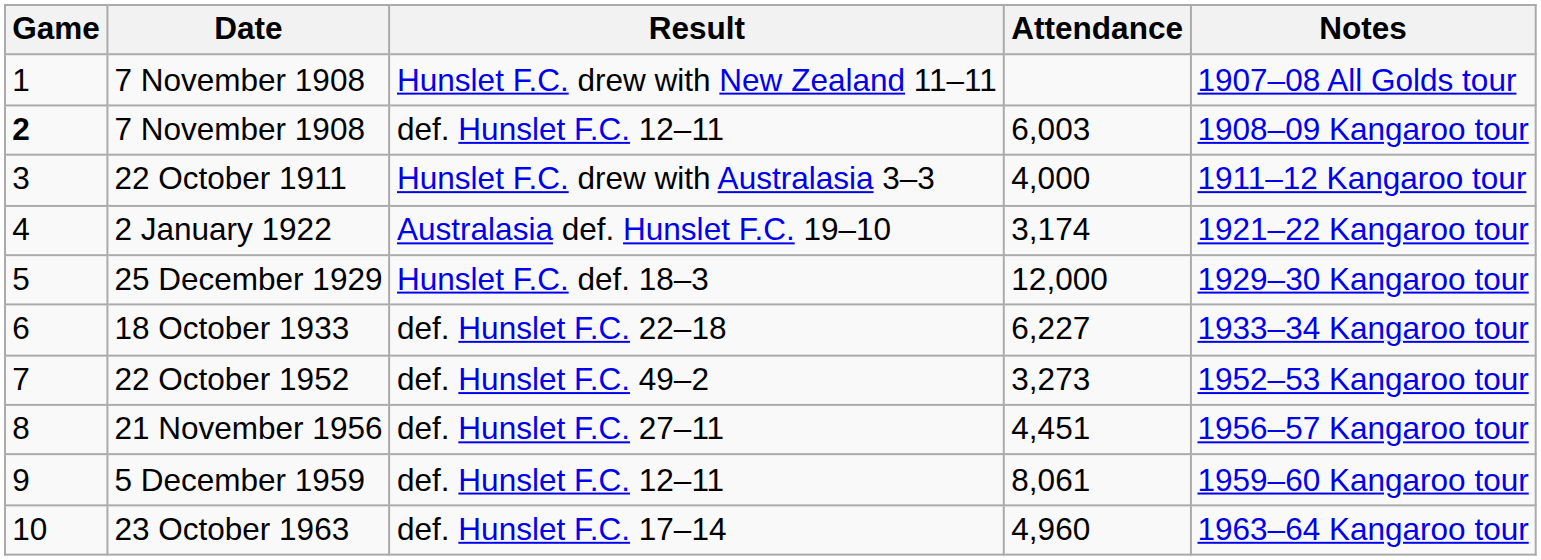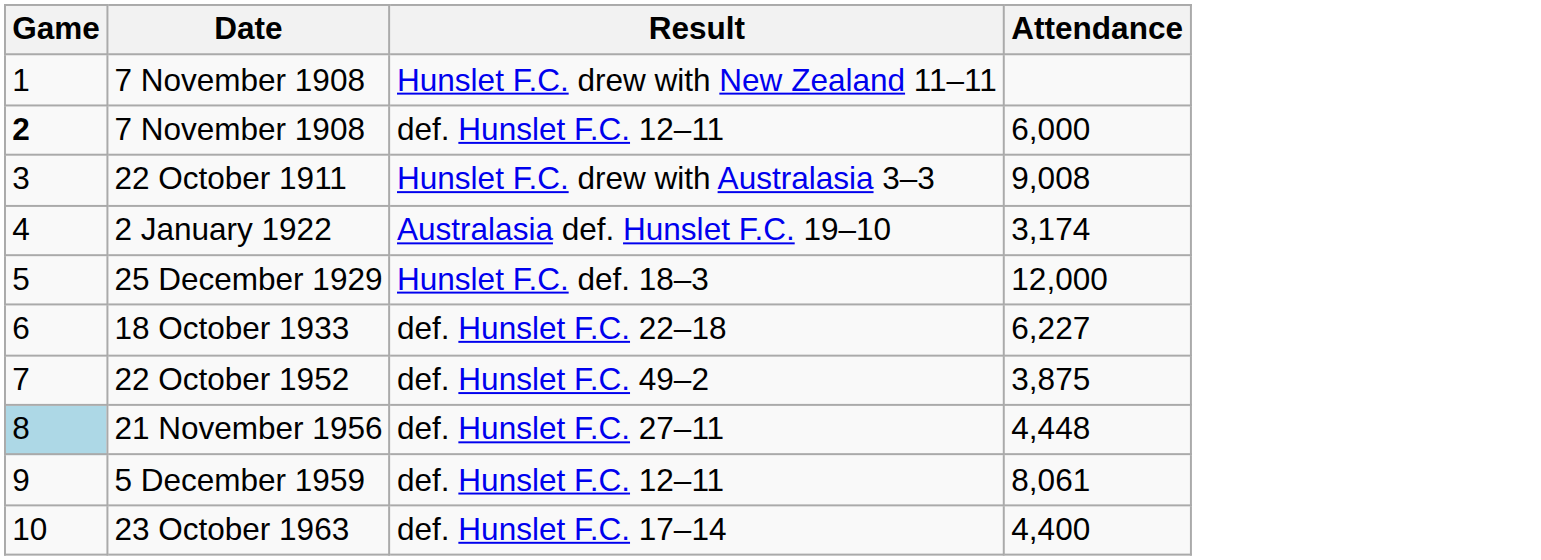- column: (1363, 29)
(1051, 129) 6,003 -> (1051, 129) 6,000
(1051, 179) 4,000 -> (1051, 179) 9,008
(1051, 379) 3,273 -> (1051, 379) 3,875
(21, 429) no background -> (21, 429) lightblue background
(1051, 429) 4,451 -> (1051, 429) 4,448
(1051, 529) 4,960 -> (1051, 529) 4,400
